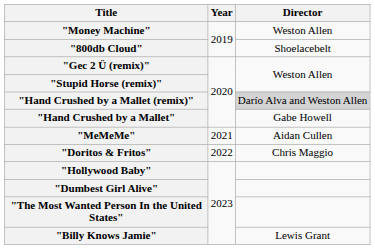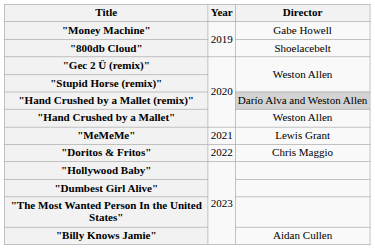(303, 30) Weston Allen -> (303, 30) Gabe Howell
(303, 118) Gabe Howell -> (303, 118) Weston Allen
(303, 135) Aidan Cullen -> (303, 135) Lewis Grant
(303, 235) Lewis Grant -> (303, 235) Aidan Cullen
